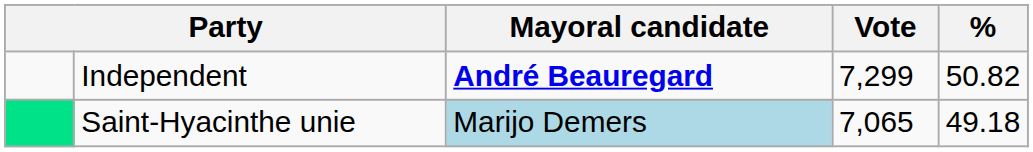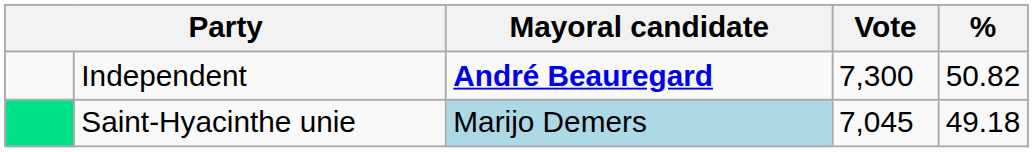(876, 75) 7,299 -> (876, 75) 7,300
(876, 122) 7,065 -> (876, 122) 7,045
